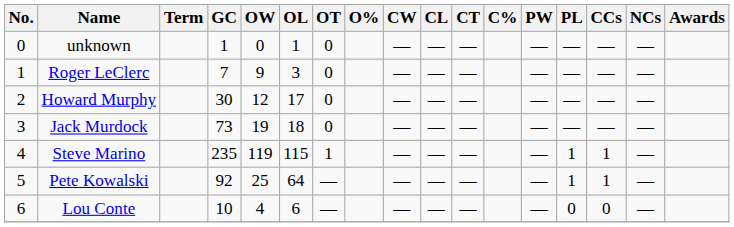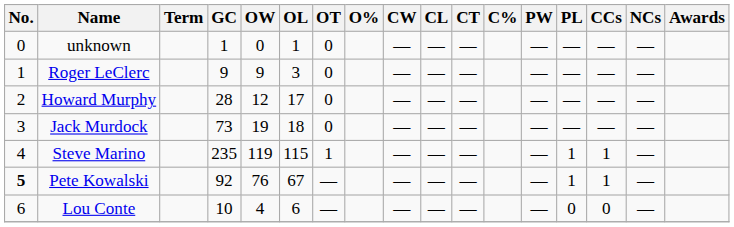(224, 72) 7 -> (224, 72) 9
(224, 99) 30 -> (224, 99) 28
(21, 180) normal -> (21, 180) bold
(260, 180) 25 -> (260, 180) 76
(296, 180) 64 -> (296, 180) 67
